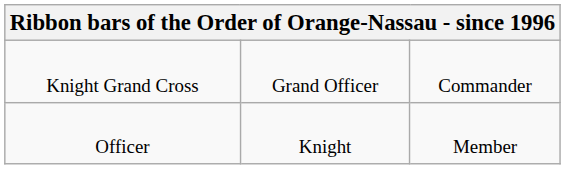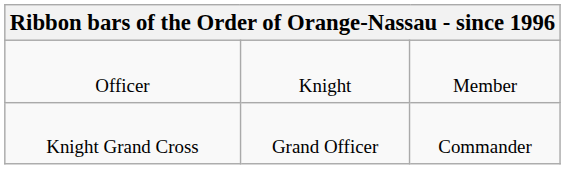rows swapped: (122, 85) <-> (122, 147)
